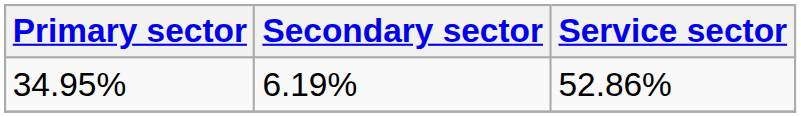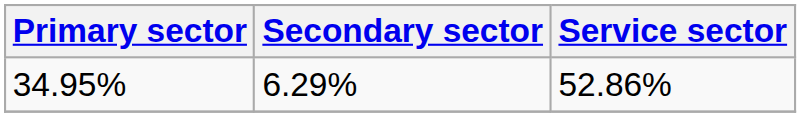(310, 84) 6.19% -> (310, 84) 6.29%
